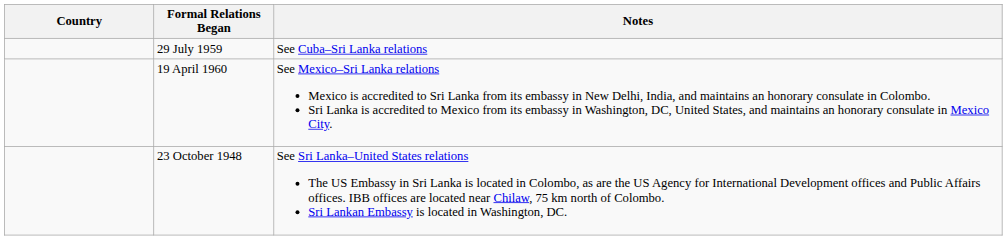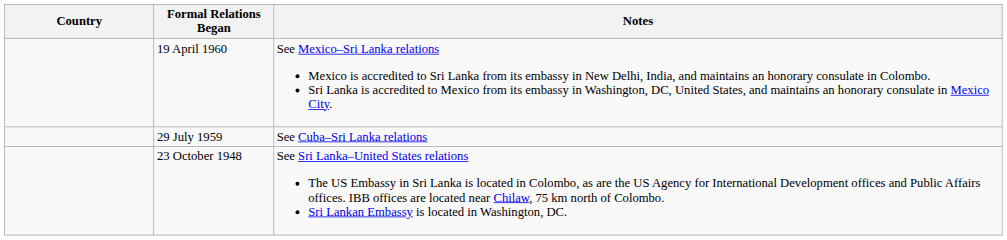rows swapped: (190, 48) <-> (192, 68)
